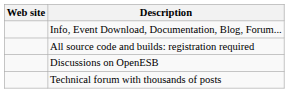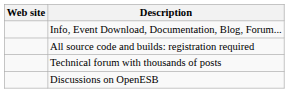rows swapped: (136, 79) <-> (104, 63)
